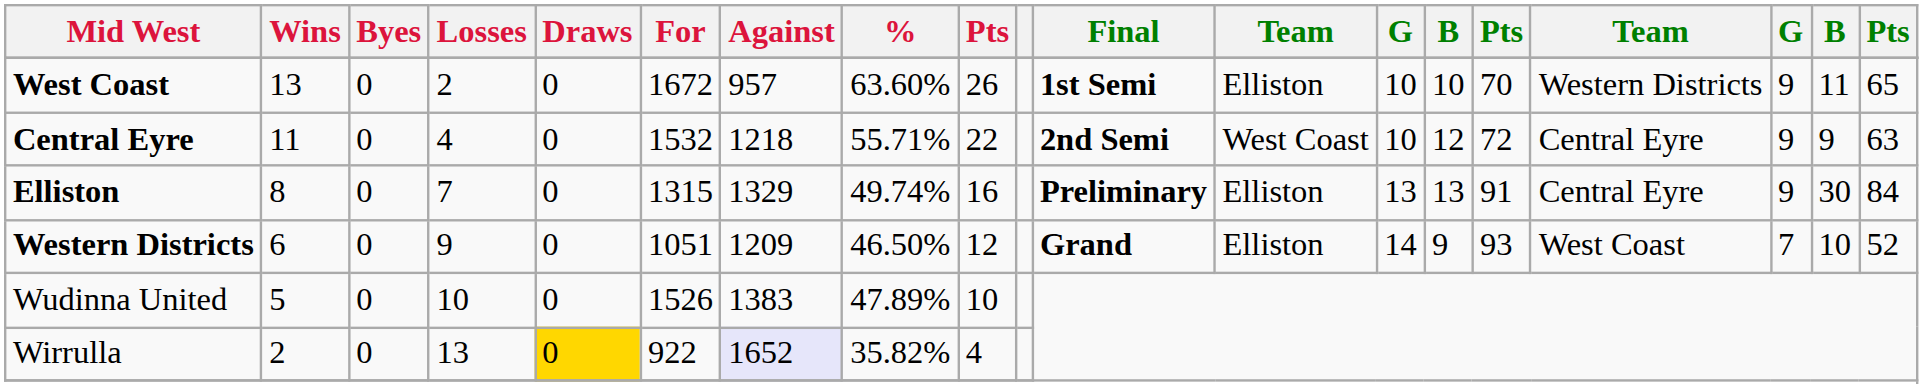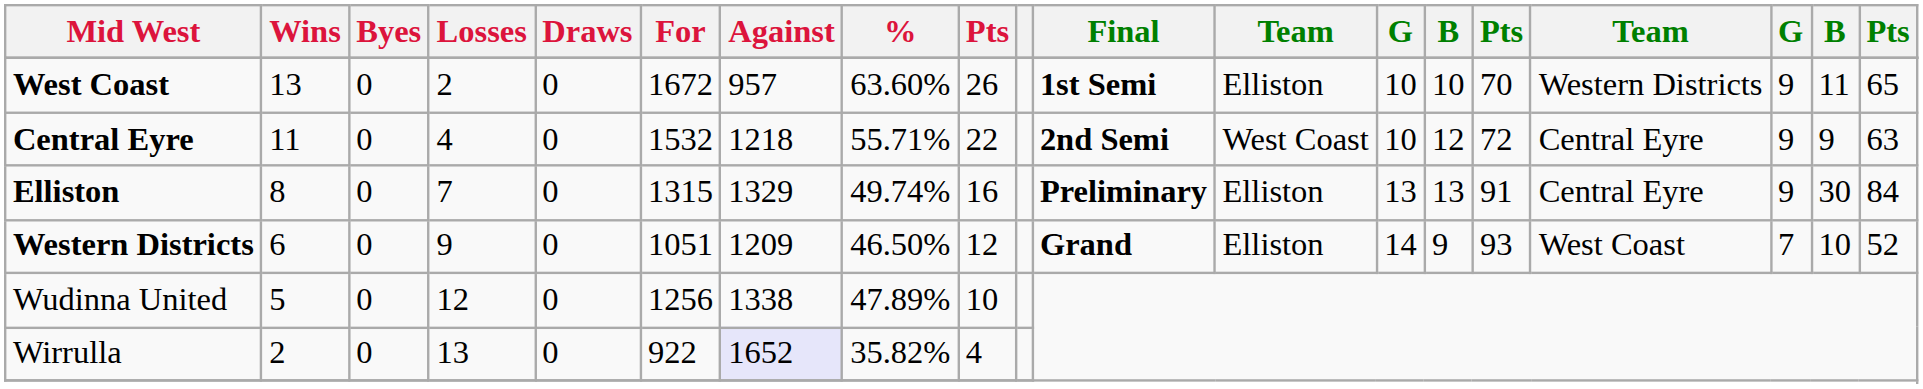(453, 299) 10 -> (453, 299) 12
(680, 299) 1526 -> (680, 299) 1256
(761, 299) 1383 -> (761, 299) 1338
(550, 352) gold background -> (550, 352) no background
